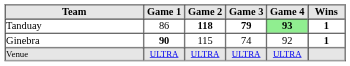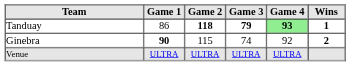(326, 40) 1 -> (326, 40) 2
